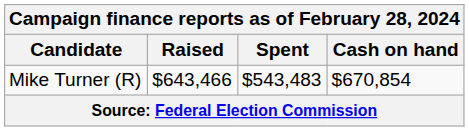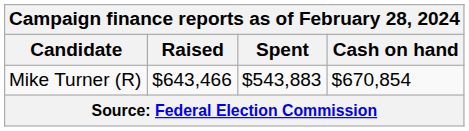(282, 79) $543,483 -> (282, 79) $543,883
